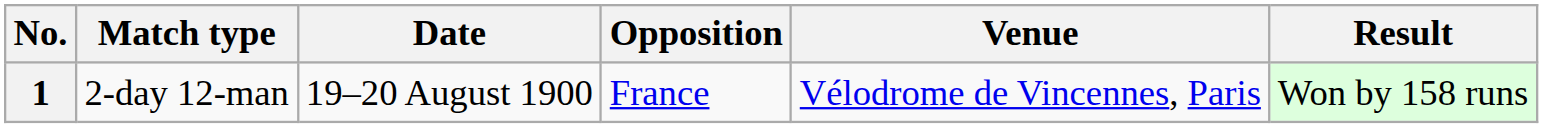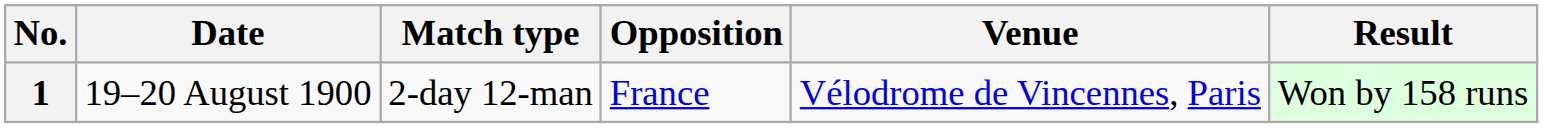columns swapped: (449, 33) <-> (187, 33)
